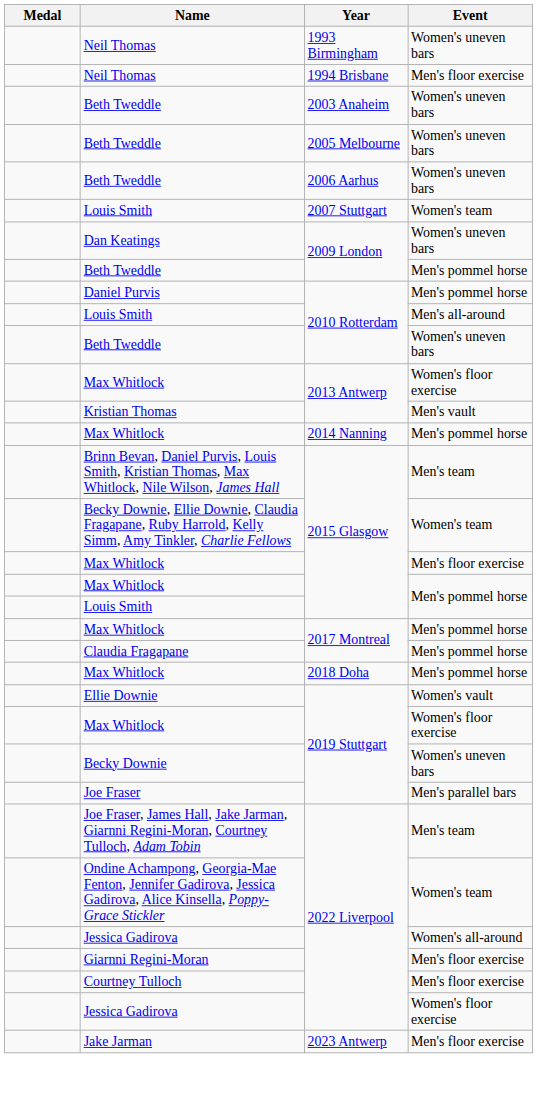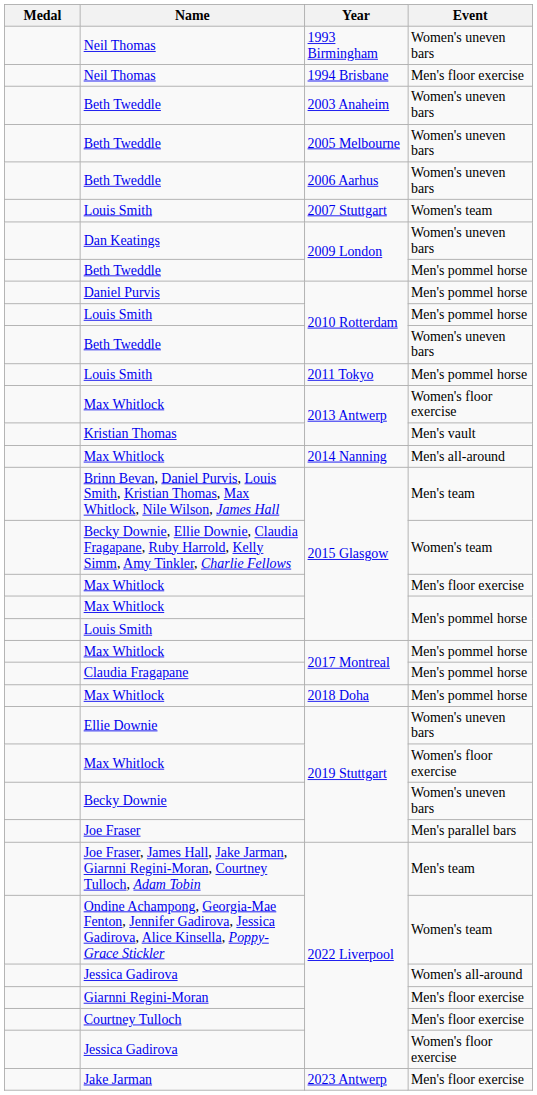(458, 314) Men's all-around -> (469, 314) Men's pommel horse
+ row: (118, 374)
(469, 434) Men's pommel horse -> (458, 456) Men's all-around
(452, 695) Women's vault -> (458, 725) Women's uneven bars
